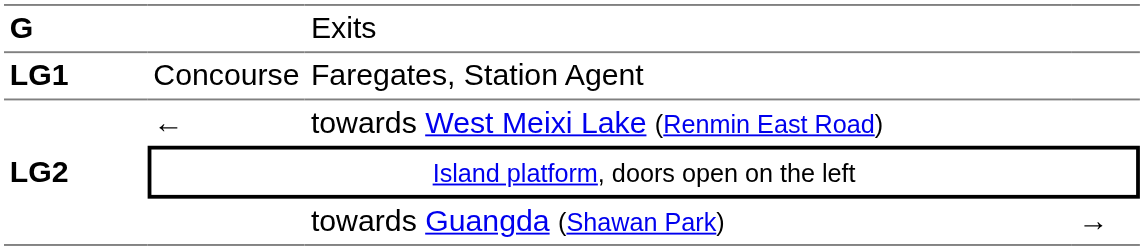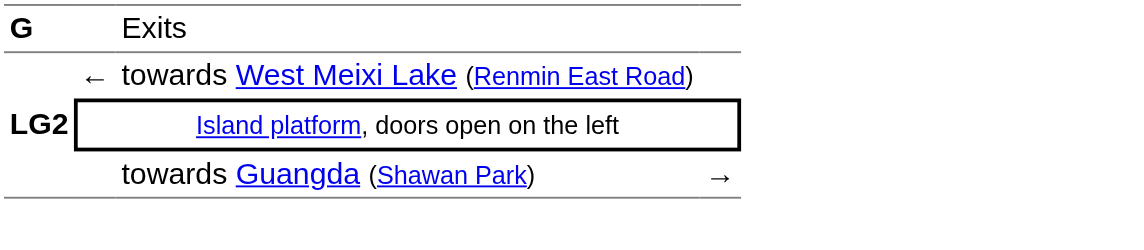- row: (226, 75)
